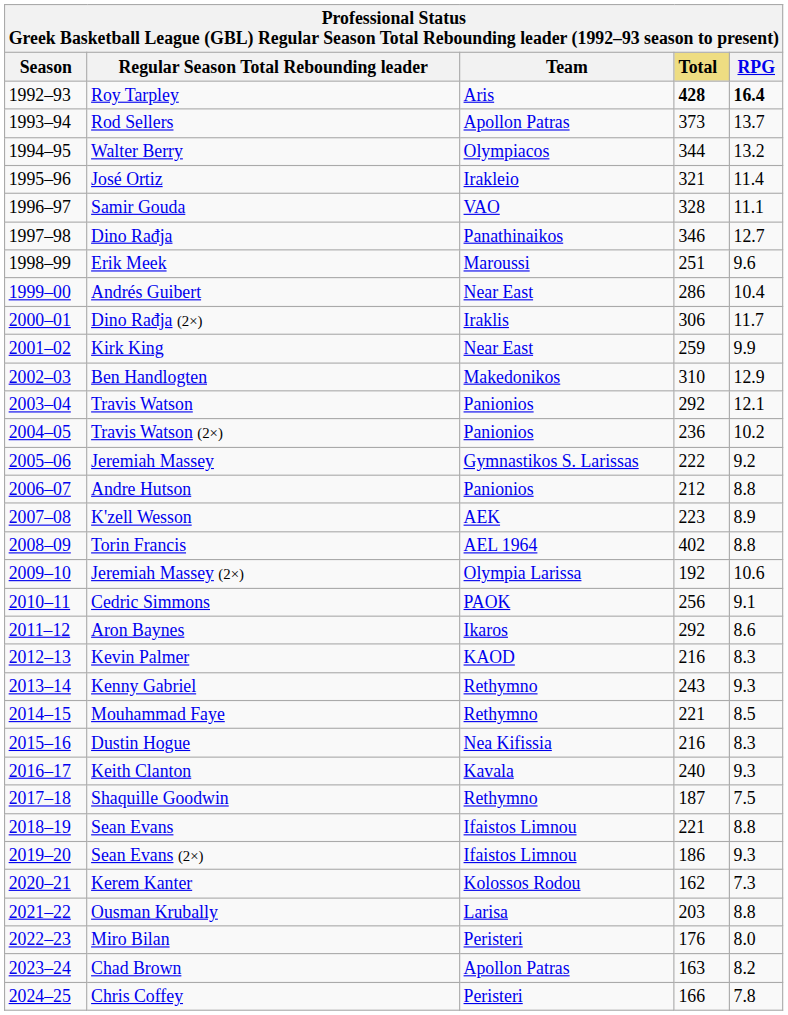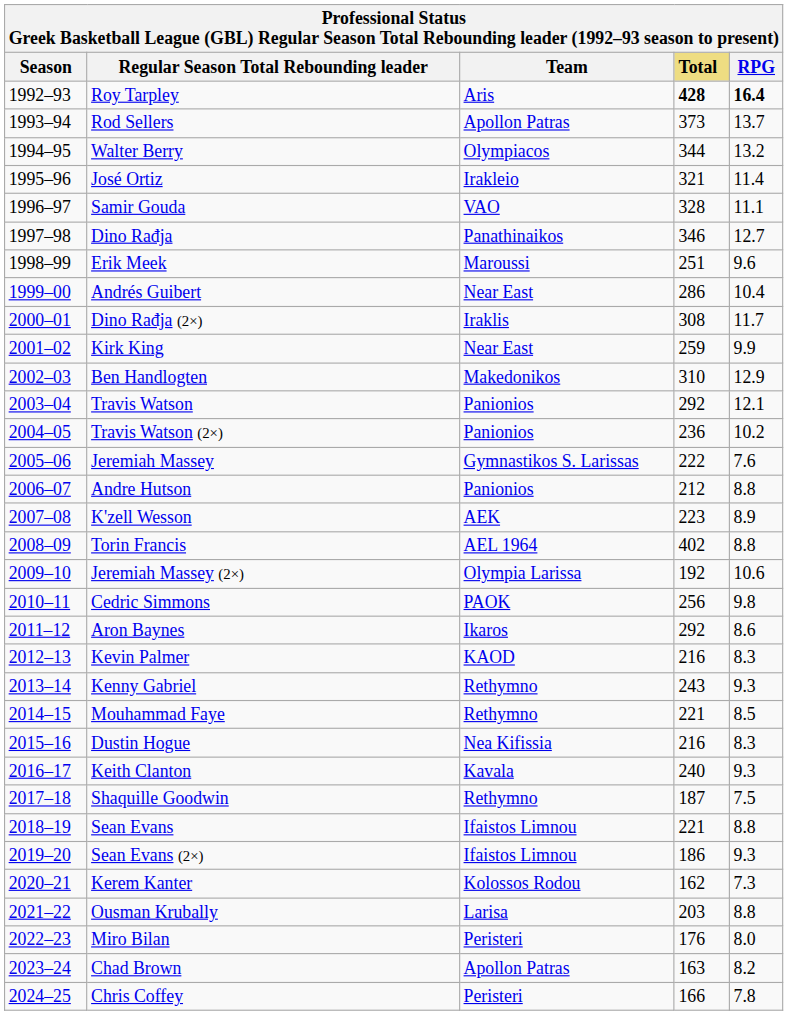(692, 320) 306 -> (692, 320) 308
(745, 461) 9.2 -> (745, 461) 7.6
(745, 601) 9.1 -> (745, 601) 9.8
